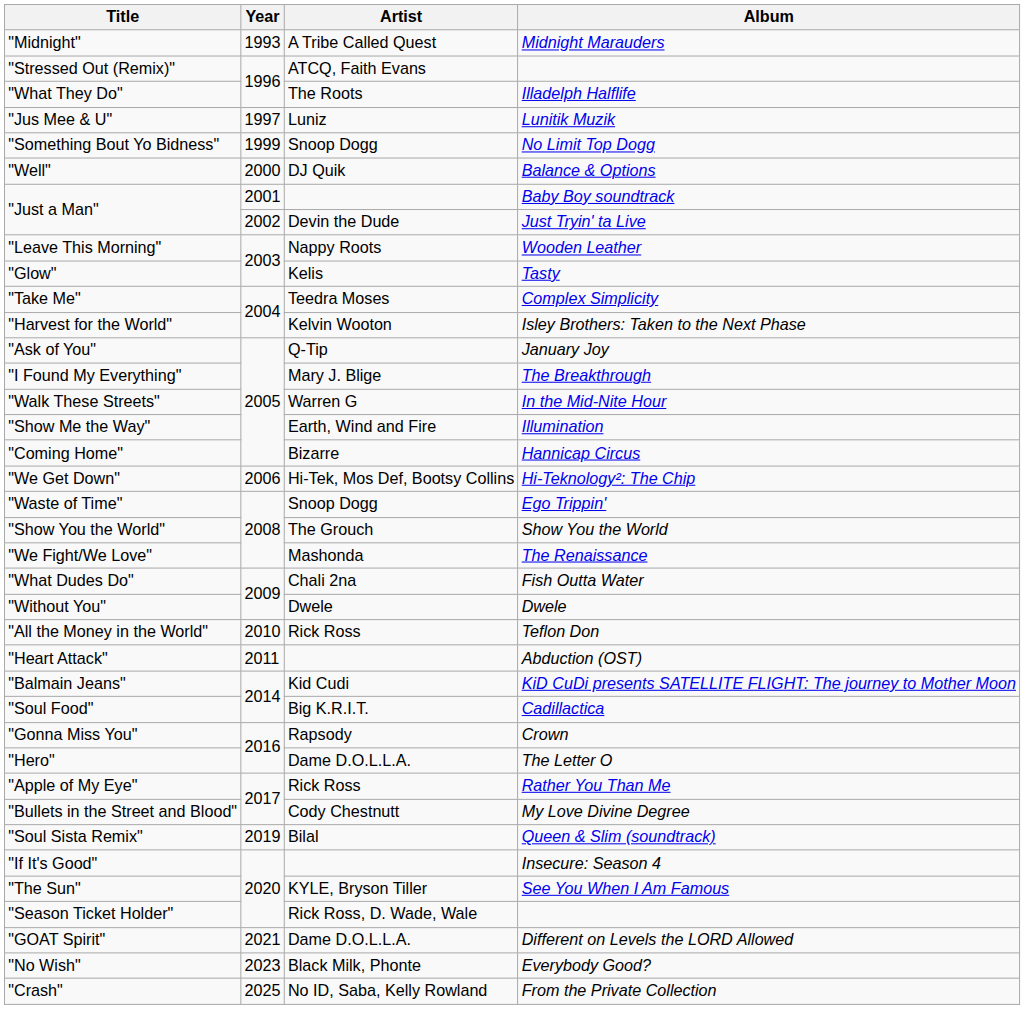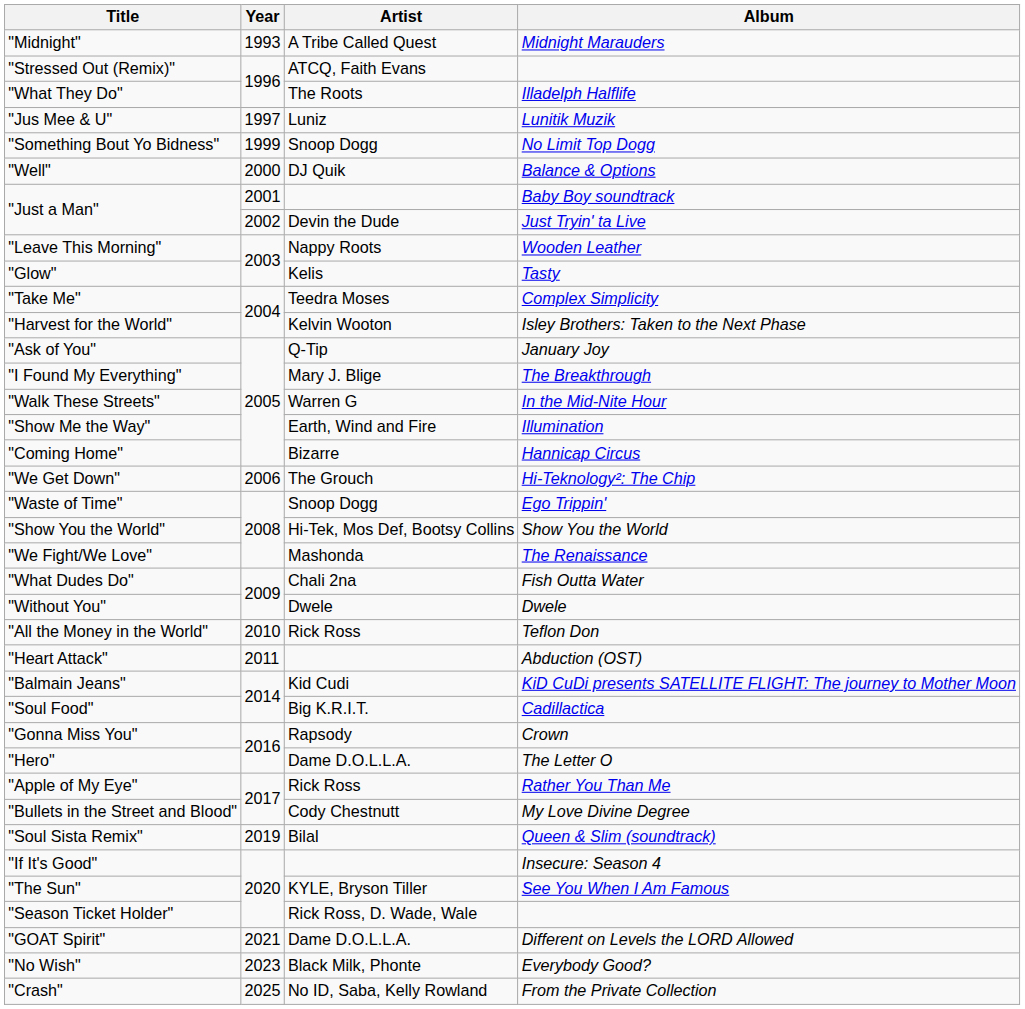(401, 478) Hi-Tek, Mos Def, Bootsy Collins -> (331, 478) The Grouch
(331, 529) The Grouch -> (401, 529) Hi-Tek, Mos Def, Bootsy Collins
